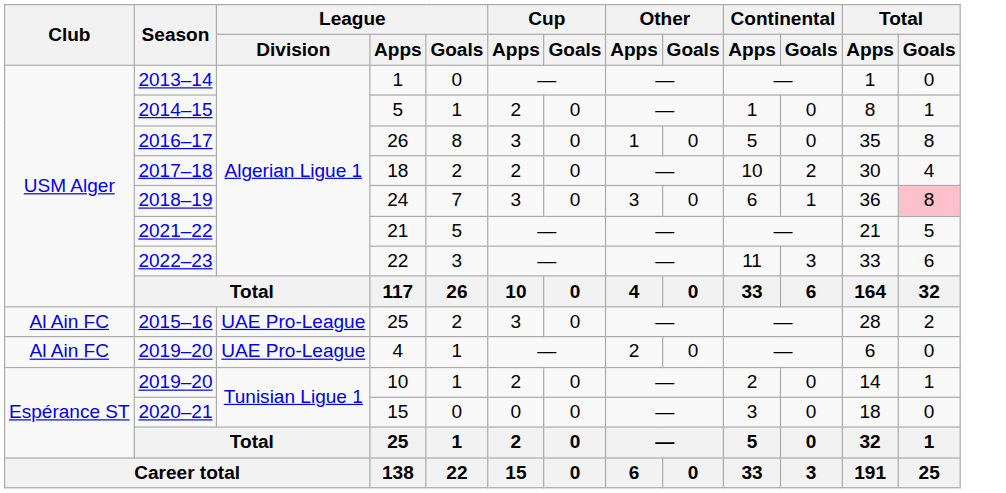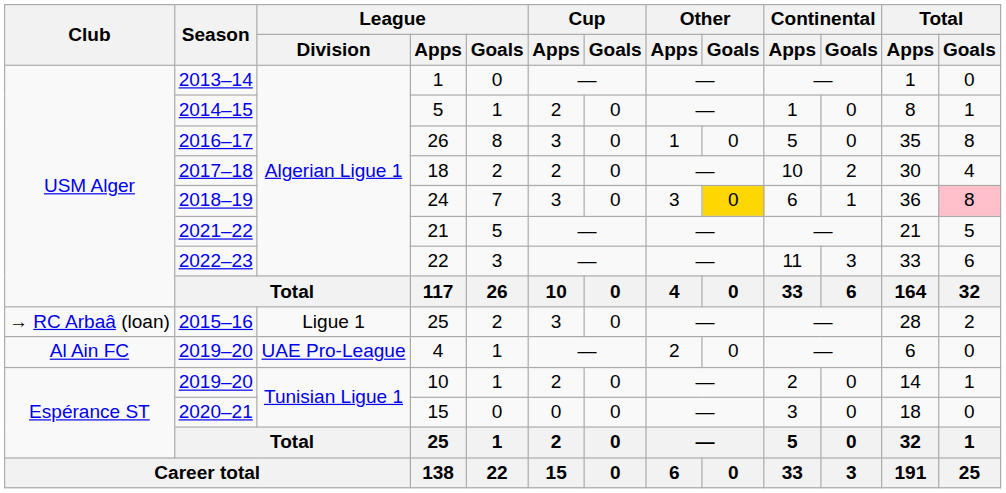(693, 200) no background -> (733, 200) gold background
(69, 321) Al Ain FC -> (89, 321) → RC Arbaâ (loan)
(293, 321) UAE Pro-League -> (334, 321) Ligue 1
